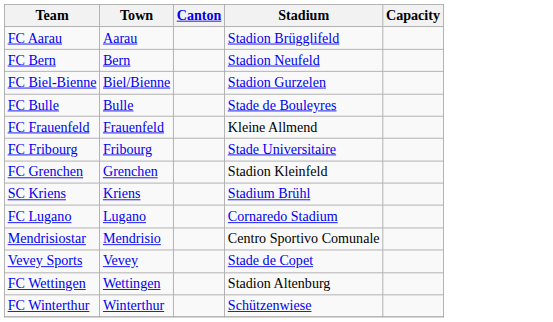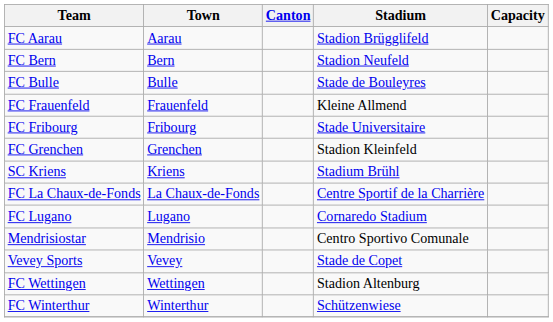- row: (52, 82)
+ row: (74, 194)
